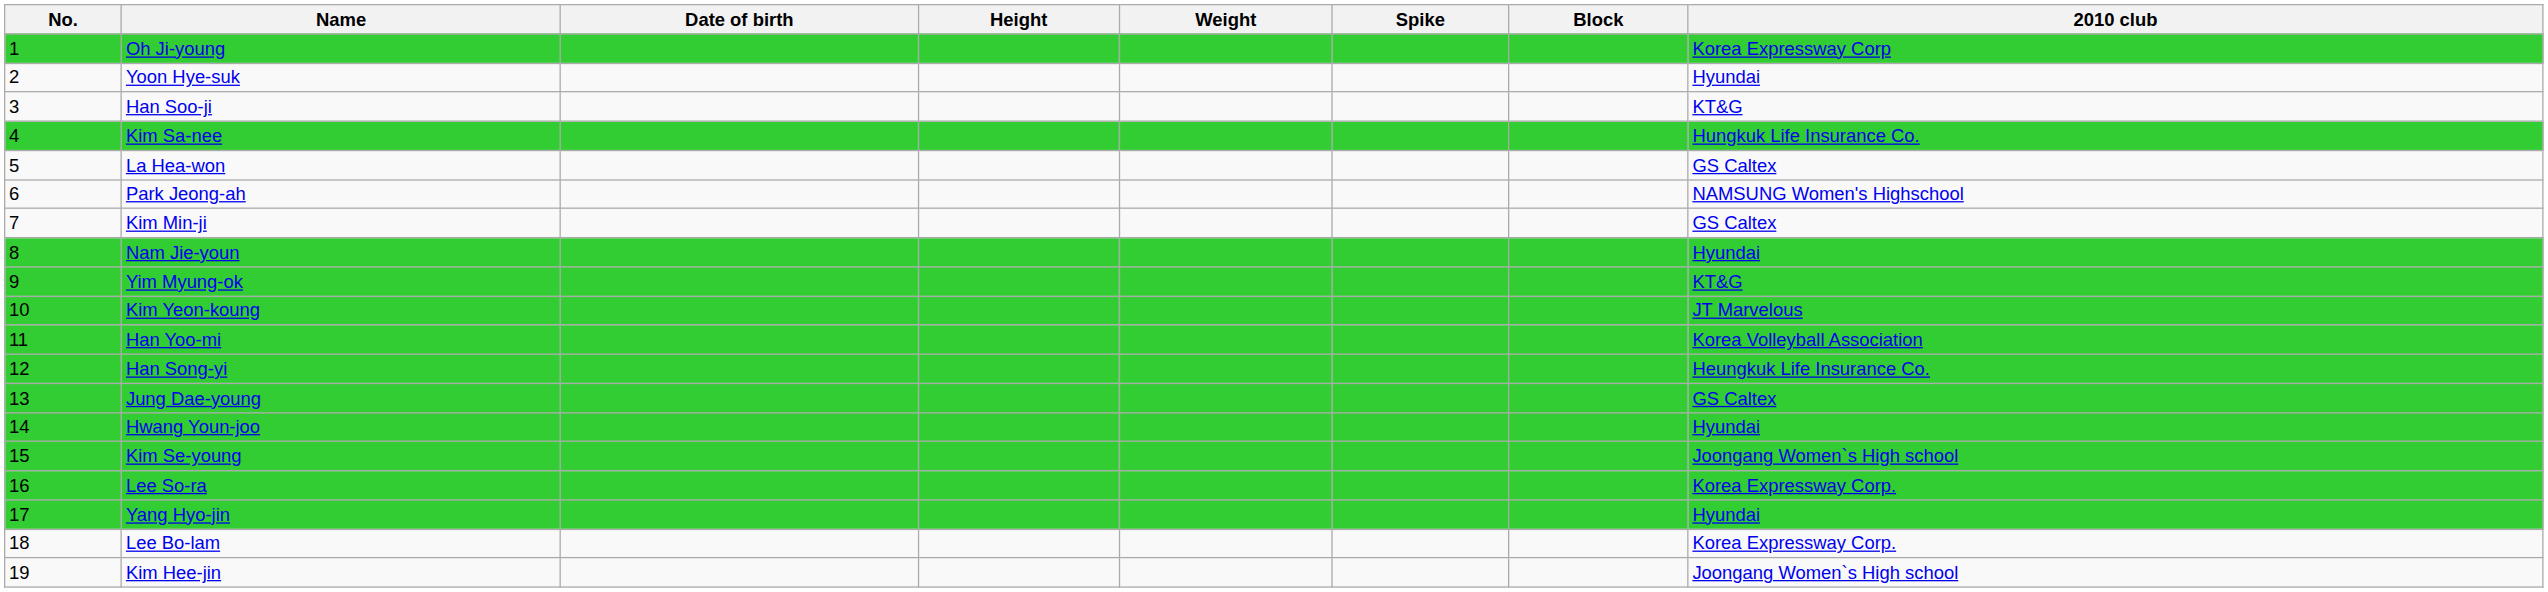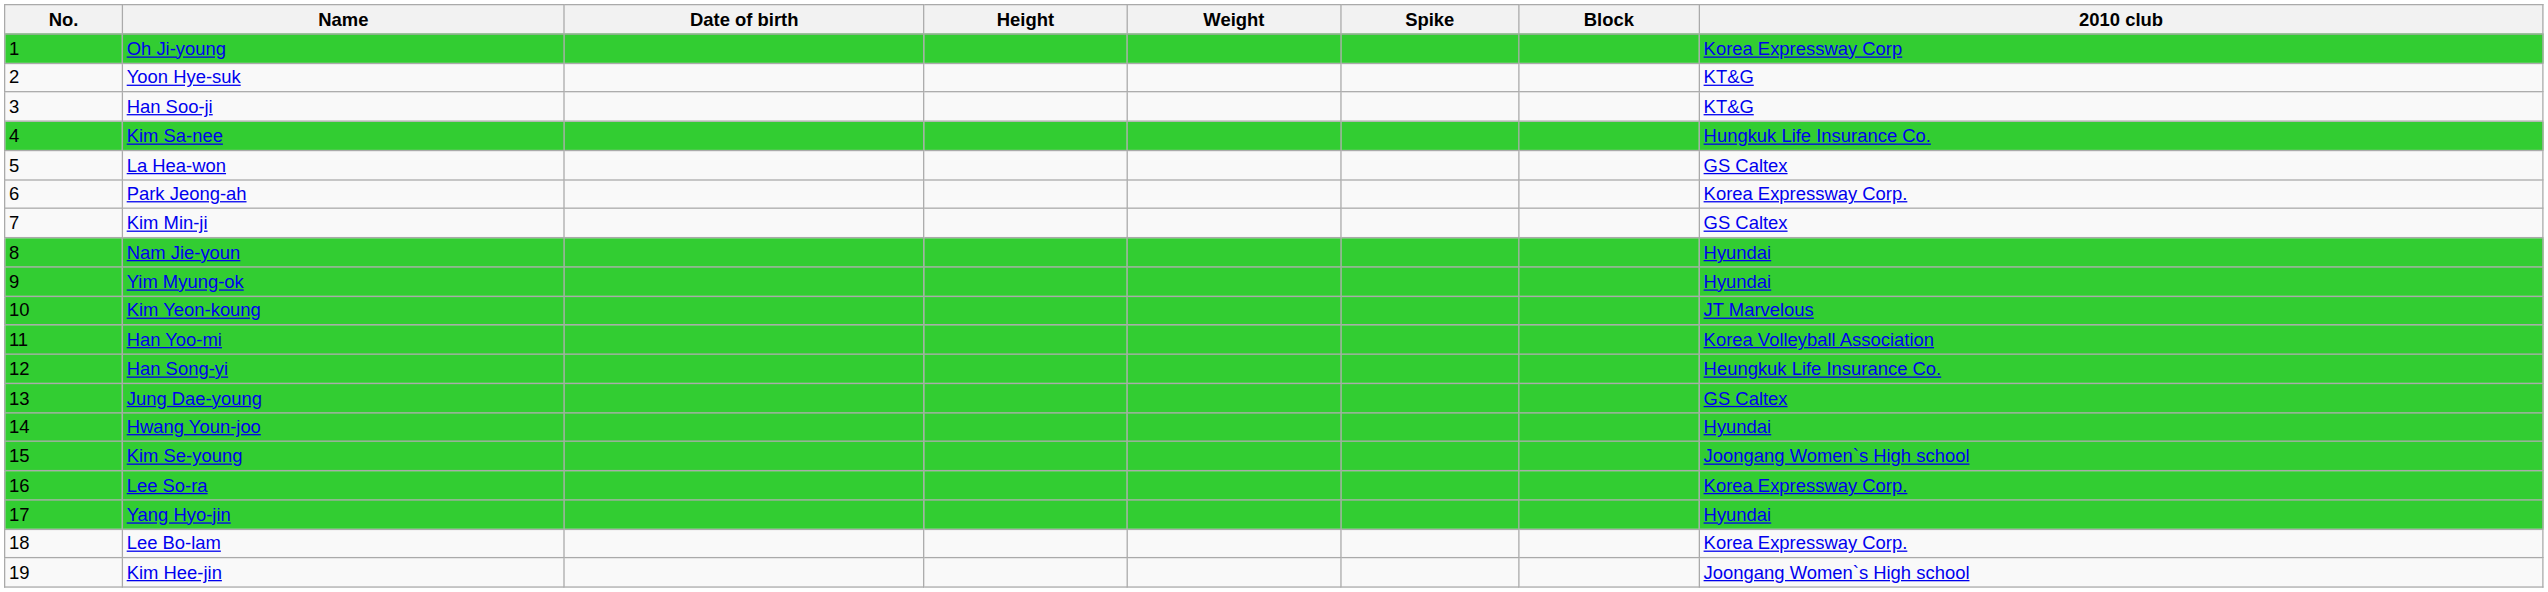(1726, 78) Hyundai -> (1729, 78) KT&G
(1828, 194) NAMSUNG Women's Highschool -> (1805, 194) Korea Expressway Corp.
(1717, 282) KT&G -> (1737, 282) Hyundai
